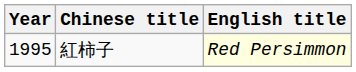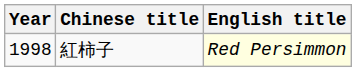(30, 50) 1995 -> (30, 50) 1998
